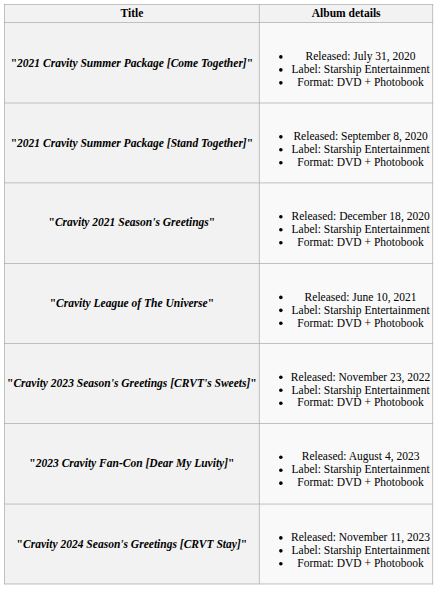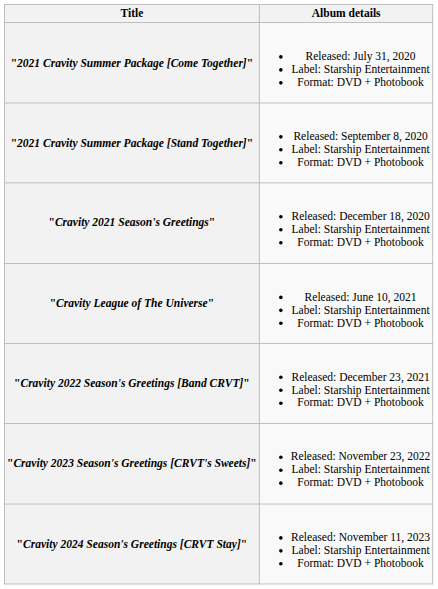+ row: (132, 383)
- row: (132, 463)
